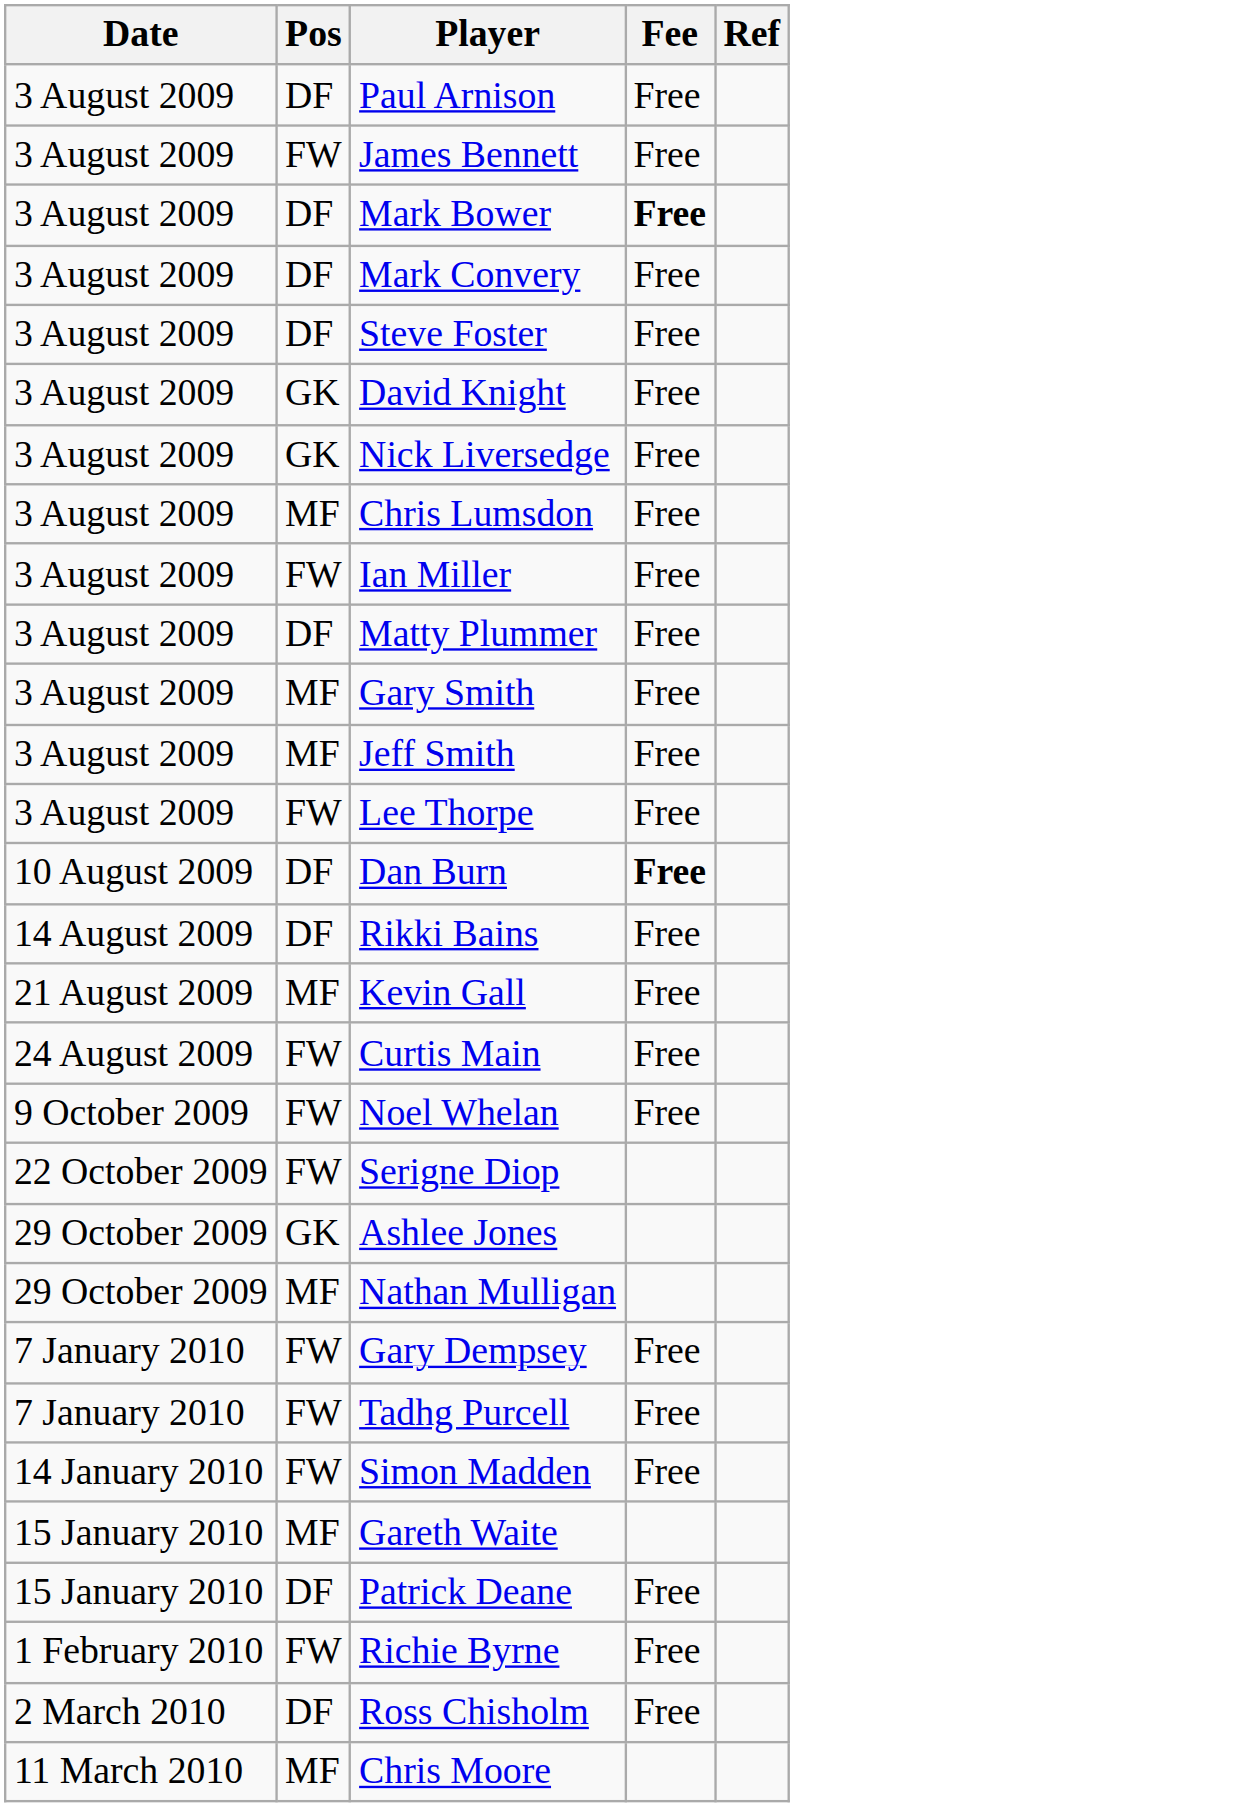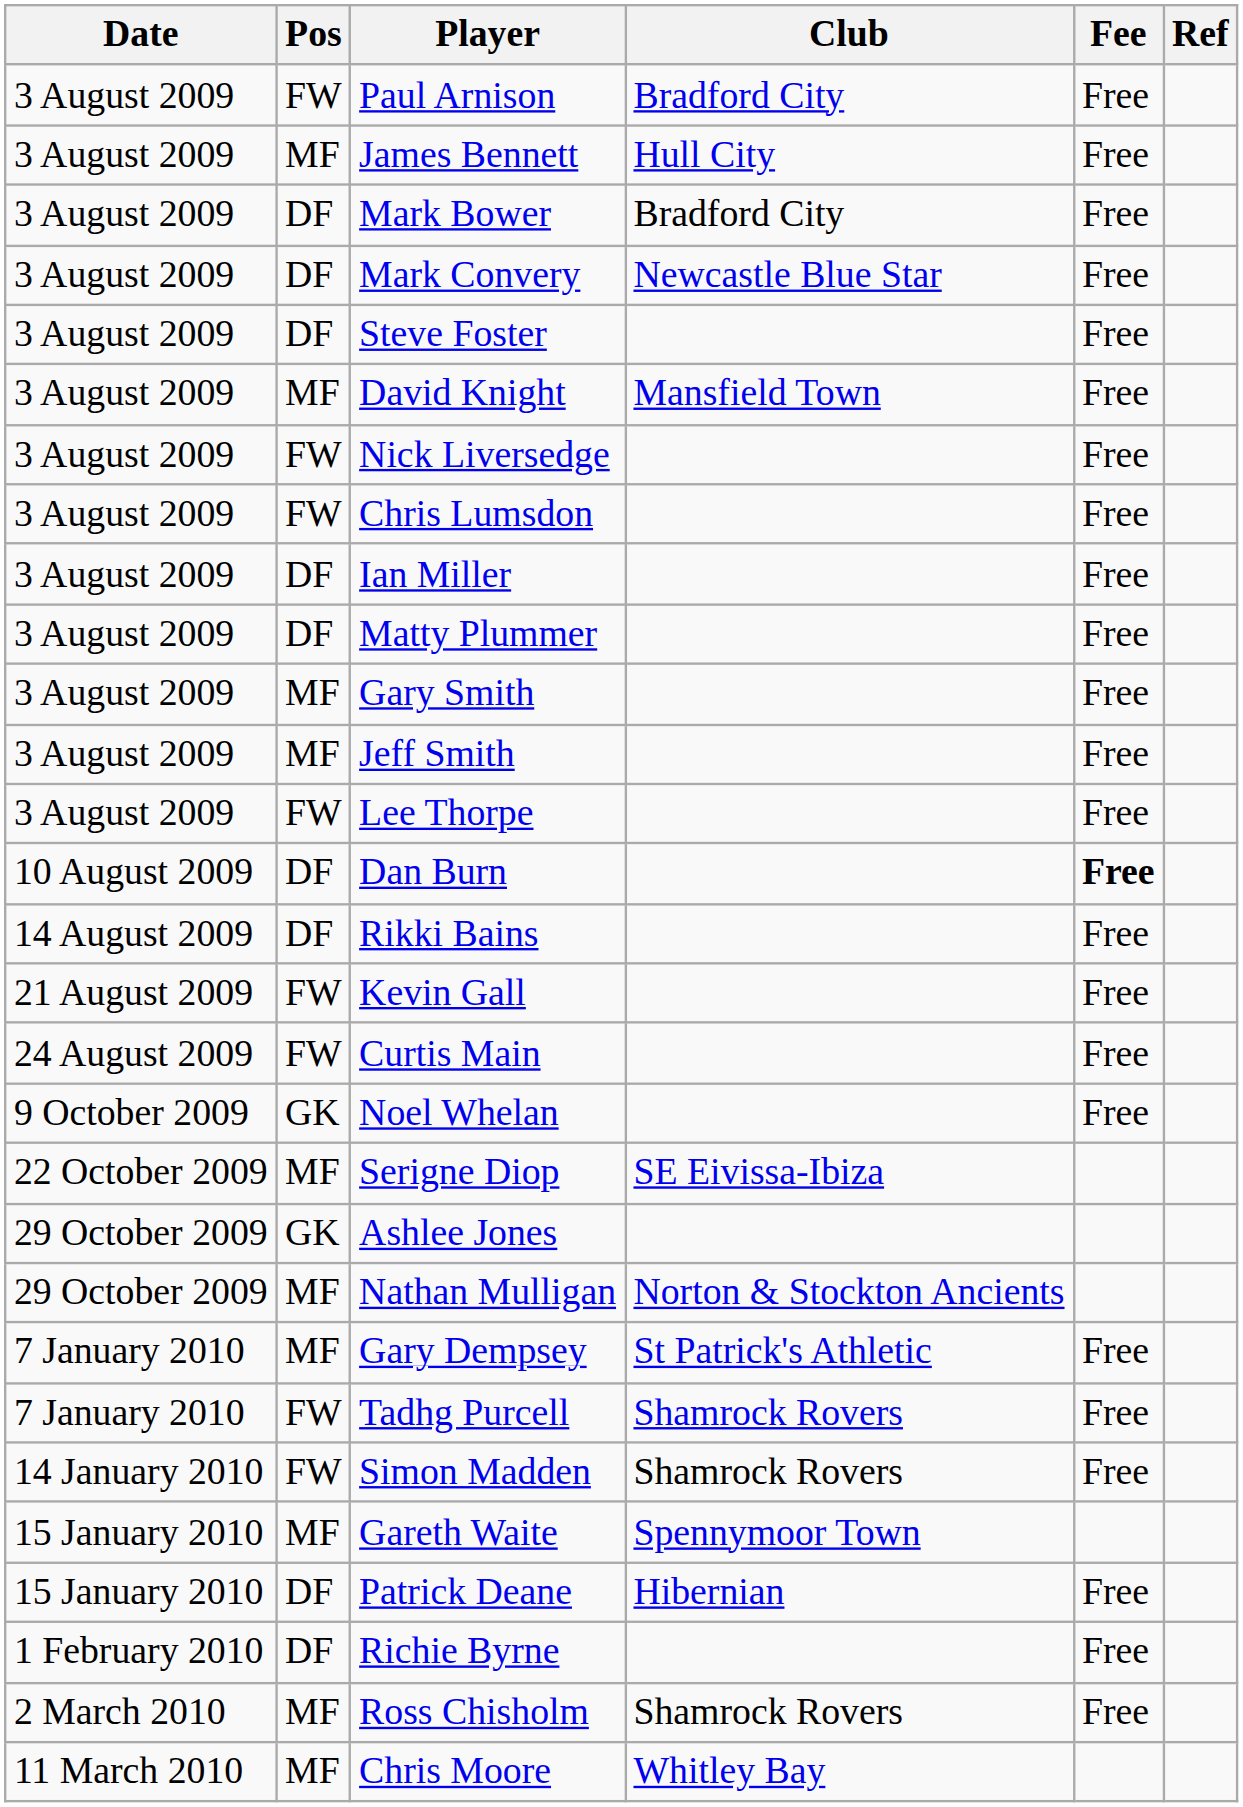+ column: (849, 34)
(309, 94) DF -> (313, 94) FW
(313, 154) FW -> (312, 154) MF
(670, 214) bold -> (1115, 214) normal
(312, 393) GK -> (312, 393) MF
(312, 453) GK -> (313, 453) FW
(312, 513) MF -> (313, 513) FW
(313, 573) FW -> (309, 573) DF
(312, 992) MF -> (313, 992) FW
(313, 1112) FW -> (312, 1112) GK
(313, 1172) FW -> (312, 1172) MF
(313, 1351) FW -> (312, 1351) MF
(313, 1651) FW -> (309, 1651) DF
(309, 1711) DF -> (312, 1711) MF
